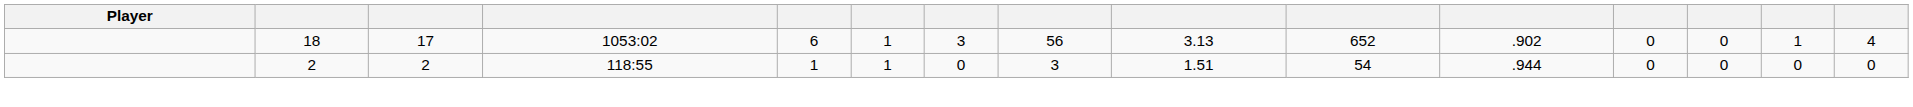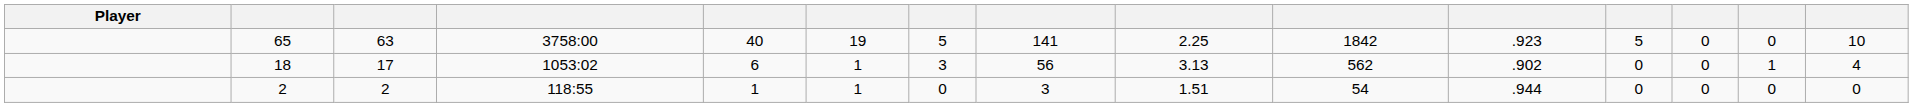+ row: (282, 41)
(1363, 41) 652 -> (1360, 65) 562
